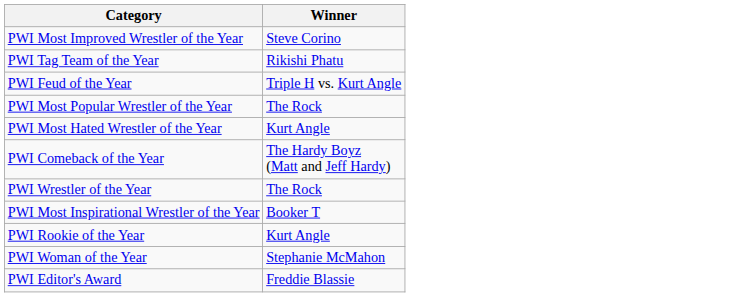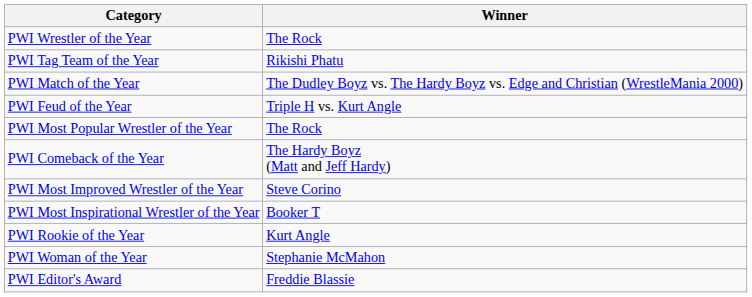rows swapped: (79, 189) <-> (125, 38)
+ row: (74, 83)
- row: (115, 128)
